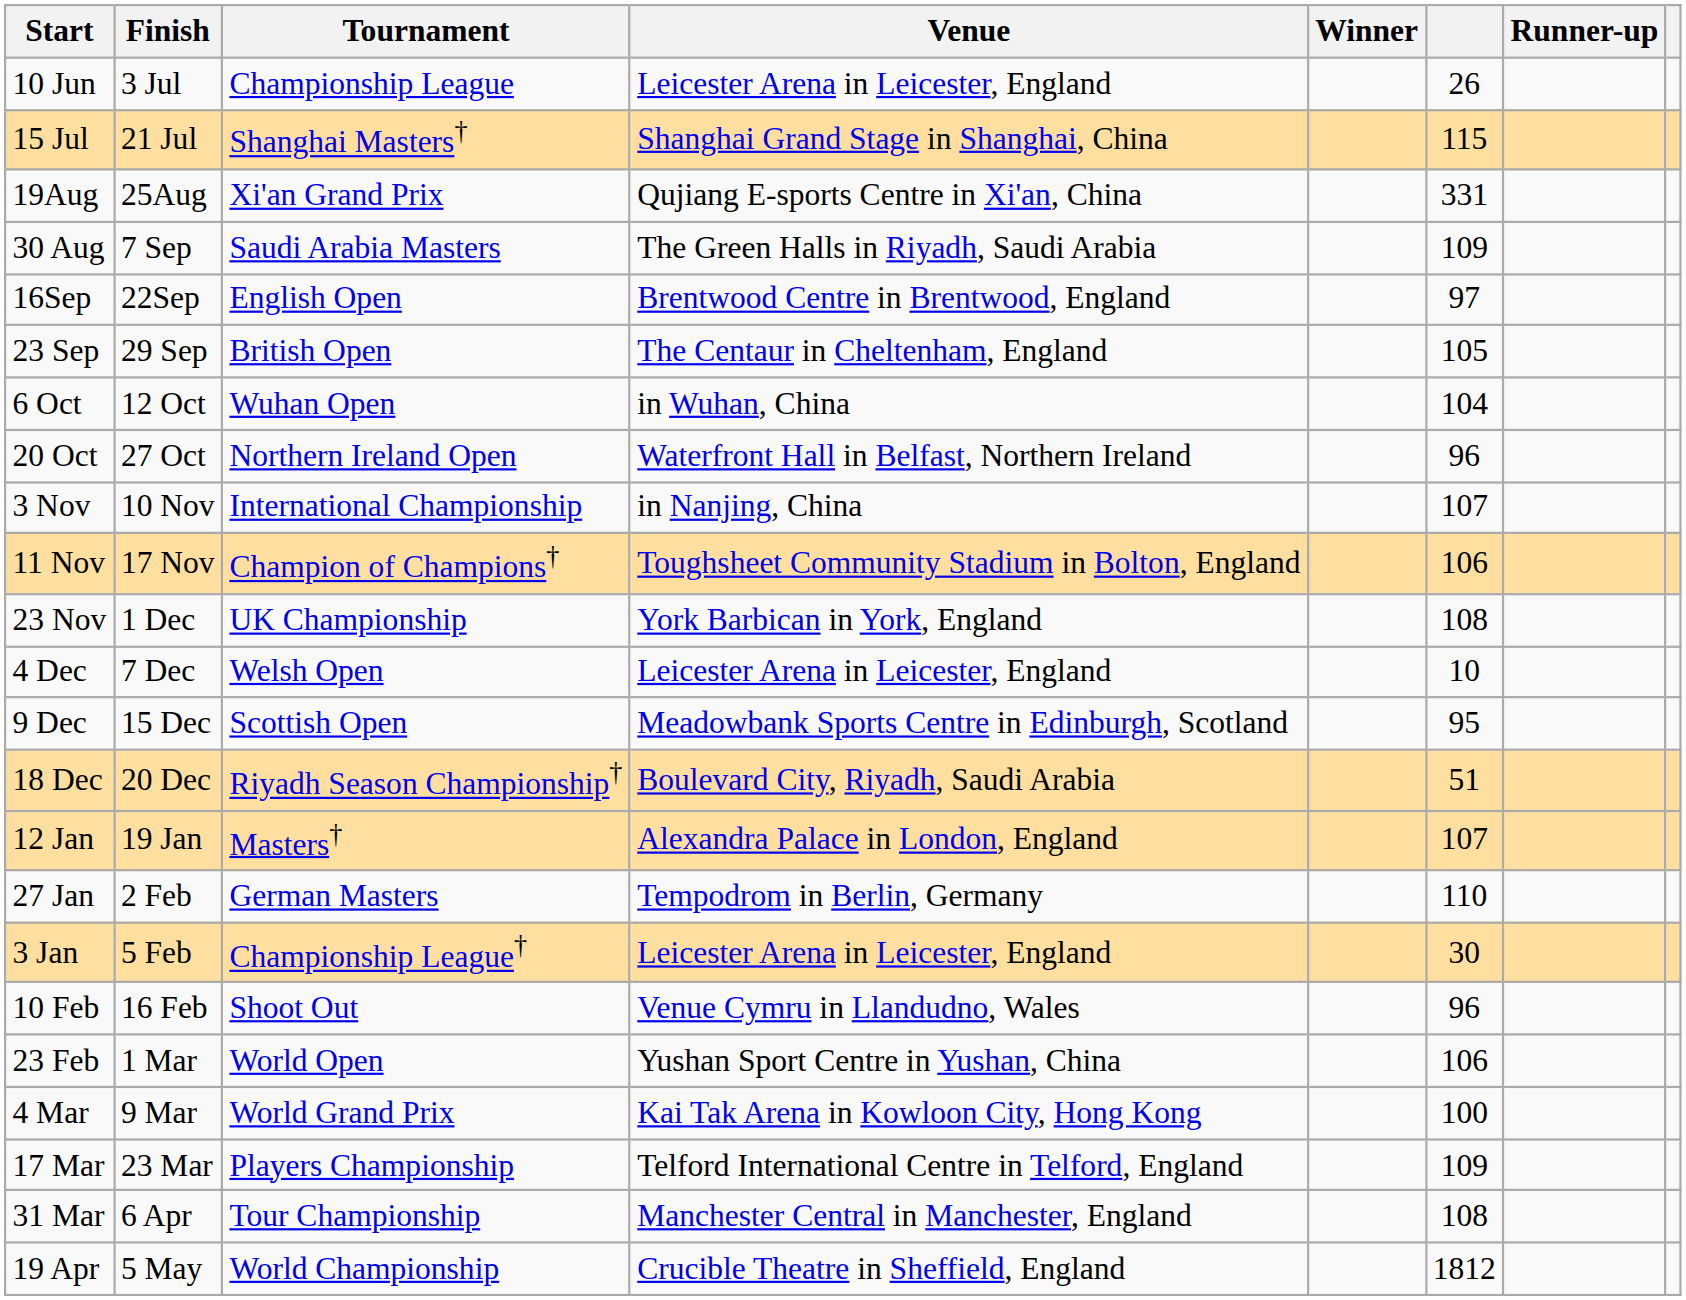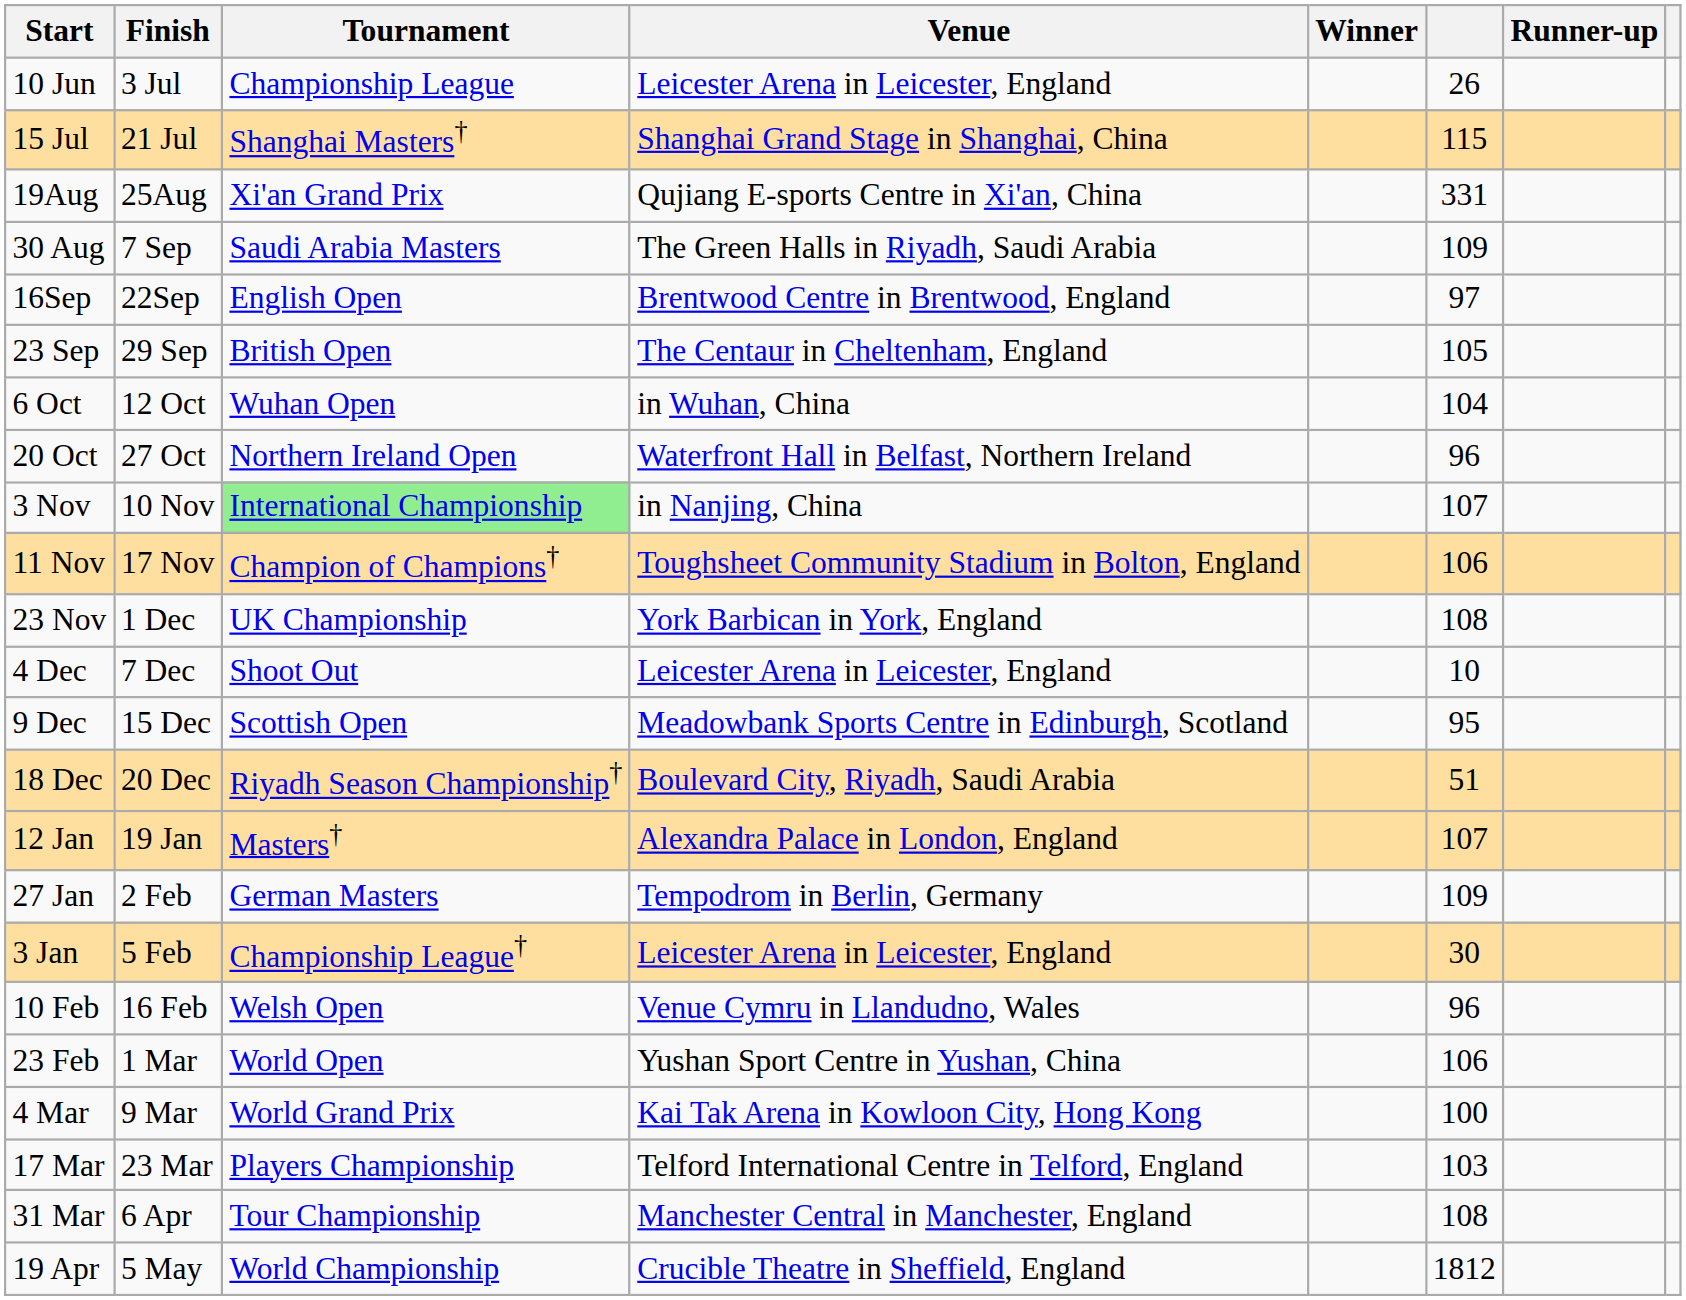(406, 507) no background -> (406, 507) lightgreen background
(307, 671) Welsh Open -> (294, 671) Shoot Out
(1464, 896) 110 -> (1464, 896) 109
(294, 1008) Shoot Out -> (307, 1008) Welsh Open
(1464, 1164) 109 -> (1464, 1164) 103
